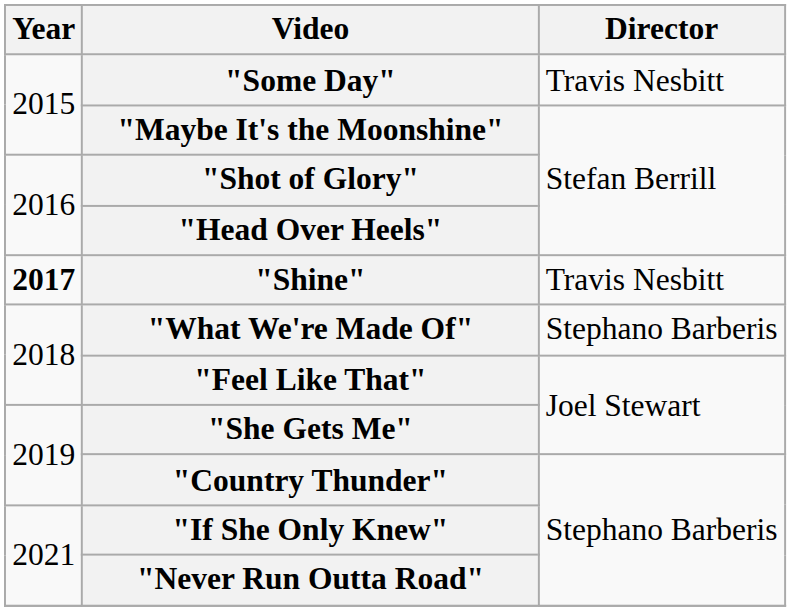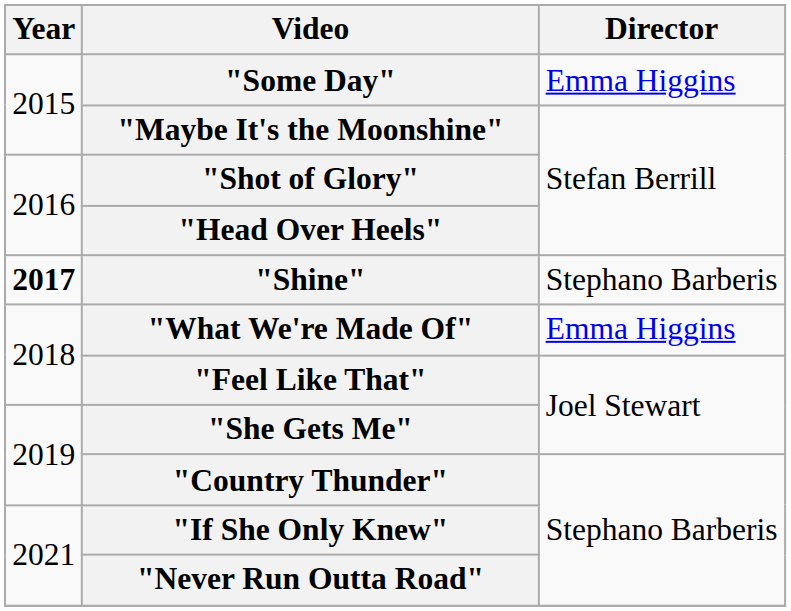(635, 79) Travis Nesbitt -> (641, 79) Emma Higgins
(635, 279) Travis Nesbitt -> (662, 279) Stephano Barberis
(662, 329) Stephano Barberis -> (641, 329) Emma Higgins
